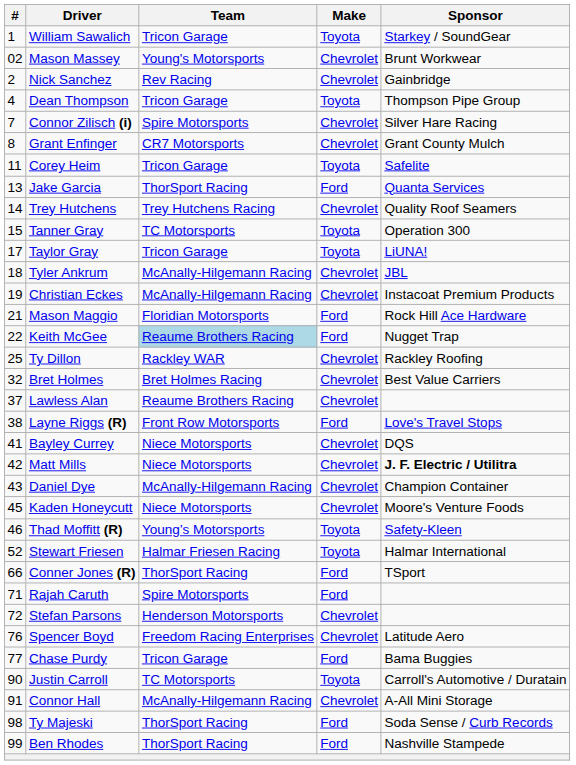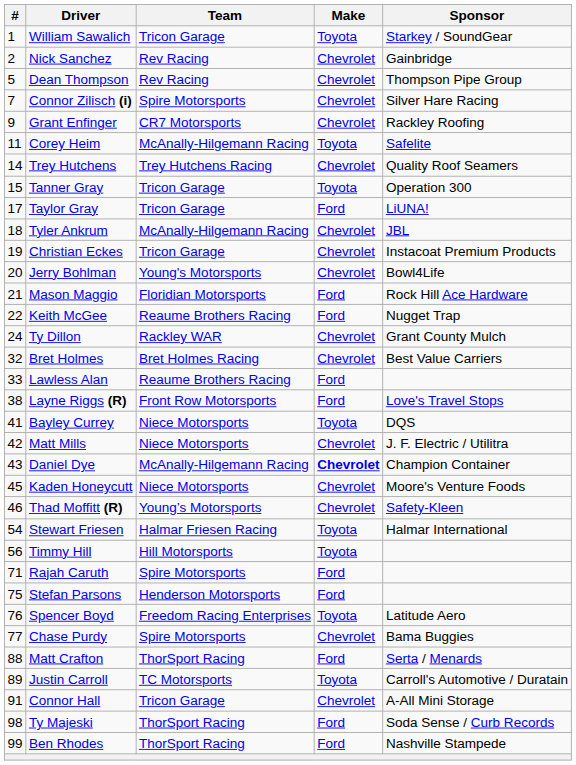- row: (74, 58)
(11, 101) 4 -> (11, 80) 5
(185, 101) Tricon Garage -> (174, 80) Rev Racing
(340, 101) Toyota -> (346, 80) Chevrolet
(11, 144) 8 -> (11, 122) 9
(444, 144) Grant County Mulch -> (435, 122) Rackley Roofing
(185, 165) Tricon Garage -> (224, 144) McAnally-Hilgemann Racing
- row: (65, 187)
(188, 229) TC Motorsports -> (182, 187) Tricon Garage
(340, 251) Toyota -> (331, 208) Ford
(227, 294) McAnally-Hilgemann Racing -> (182, 251) Tricon Garage
+ row: (72, 272)
(218, 337) lightblue background -> (215, 315) no background
(15, 358) 25 -> (15, 337) 24
(434, 358) Rackley Roofing -> (446, 337) Grant County Mulch
(15, 401) 37 -> (15, 379) 33
(349, 401) Chevrolet -> (331, 379) Ford
(349, 444) Chevrolet -> (337, 422) Toyota
(450, 465) bold -> (447, 444) normal
(349, 486) normal -> (348, 465) bold
(340, 529) Toyota -> (346, 508) Chevrolet
(15, 551) 52 -> (15, 529) 54
+ row: (60, 551)
- row: (82, 572)
(15, 615) 72 -> (15, 594) 75
(349, 615) Chevrolet -> (331, 594) Ford
(349, 636) Chevrolet -> (337, 615) Toyota
(185, 658) Tricon Garage -> (192, 636) Spire Motorsports
(334, 658) Ford -> (346, 636) Chevrolet
+ row: (66, 658)
(15, 679) 90 -> (15, 679) 89
(227, 701) McAnally-Hilgemann Racing -> (182, 701) Tricon Garage
